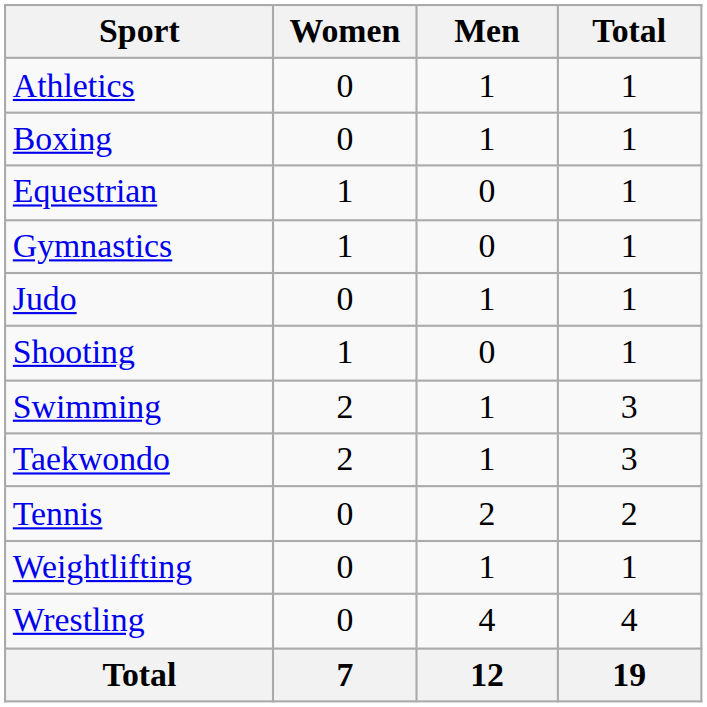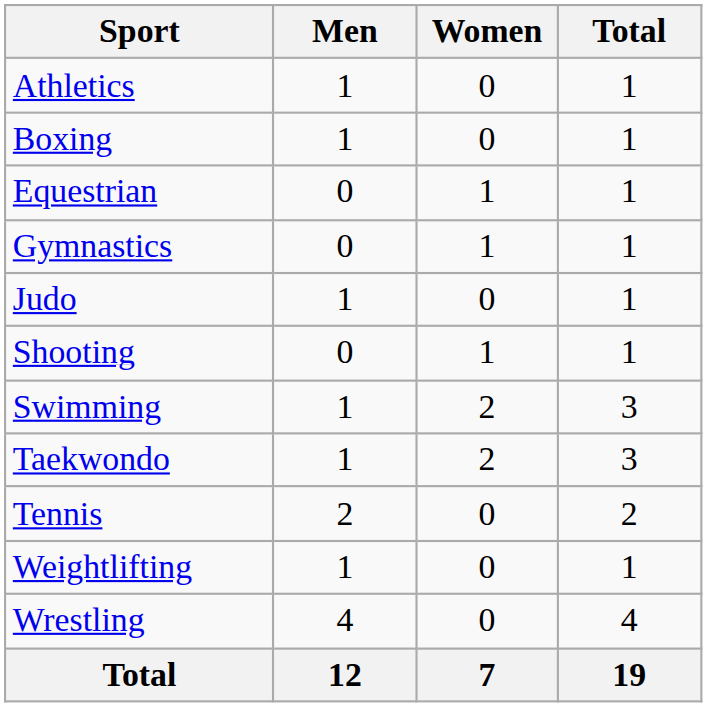columns swapped: (487, 31) <-> (345, 31)
